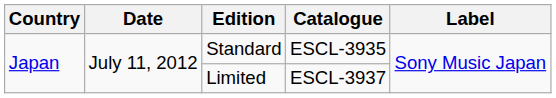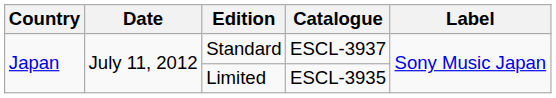(338, 48) ESCL-3935 -> (338, 48) ESCL-3937
(338, 78) ESCL-3937 -> (338, 78) ESCL-3935
